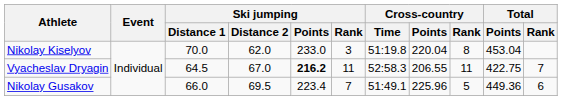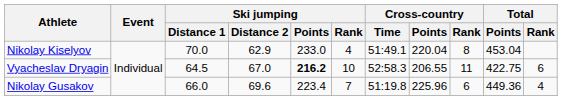(260, 50) 62.0 -> (260, 50) 62.9
(349, 50) 3 -> (349, 50) 4
(387, 50) 51:19.8 -> (387, 50) 51:49.1
(349, 68) 11 -> (349, 68) 10
(541, 68) 7 -> (541, 68) 6
(260, 87) 69.5 -> (260, 87) 69.6
(387, 87) 51:49.1 -> (387, 87) 51:19.8
(467, 87) 5 -> (467, 87) 6
(541, 87) 6 -> (541, 87) 4
